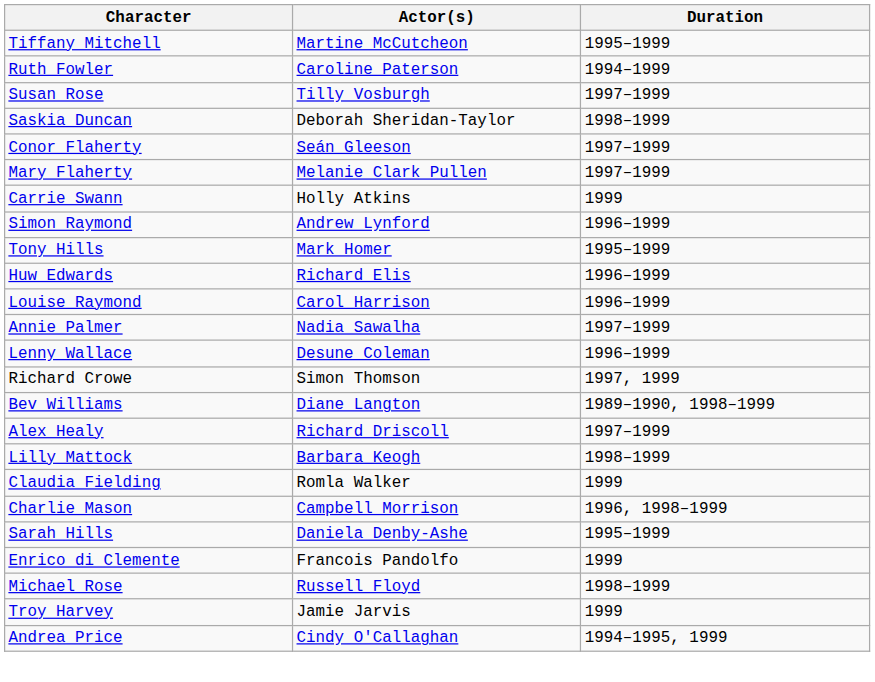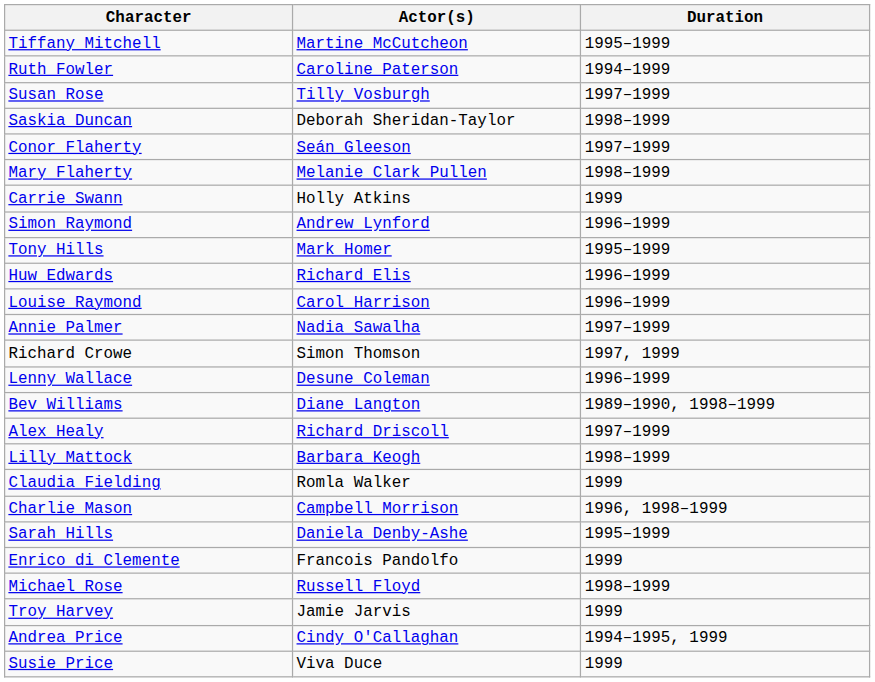(628, 173) 1997–1999 -> (628, 173) 1998–1999
rows swapped: (70, 354) <-> (70, 379)
+ row: (61, 664)
